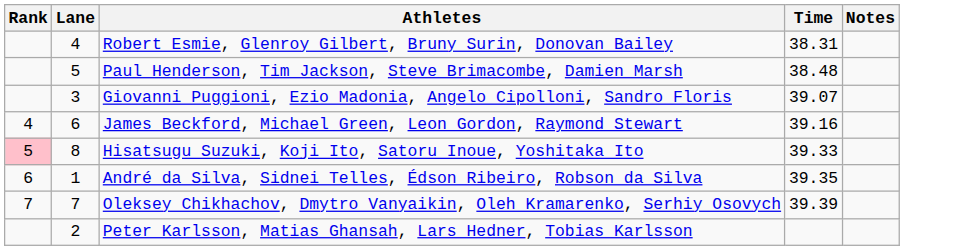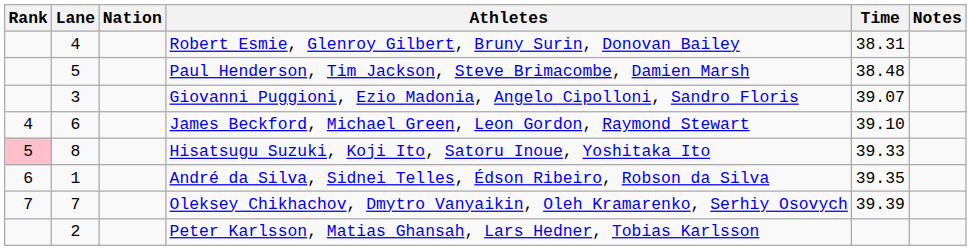+ column: (132, 18)
(813, 125) 39.16 -> (880, 125) 39.10
